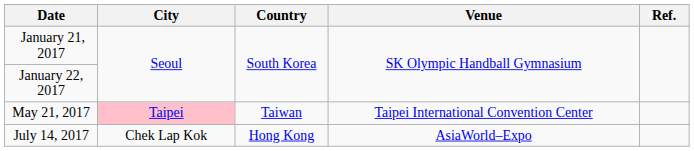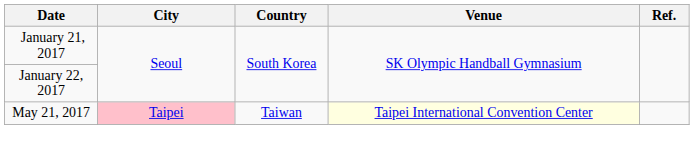(484, 113) no background -> (484, 113) lightyellow background
- row: (51, 135)
